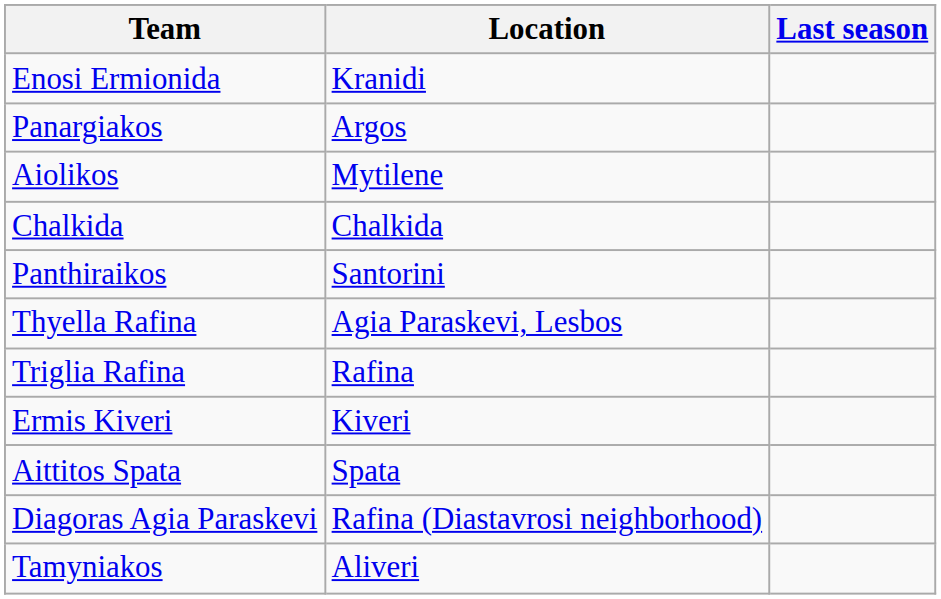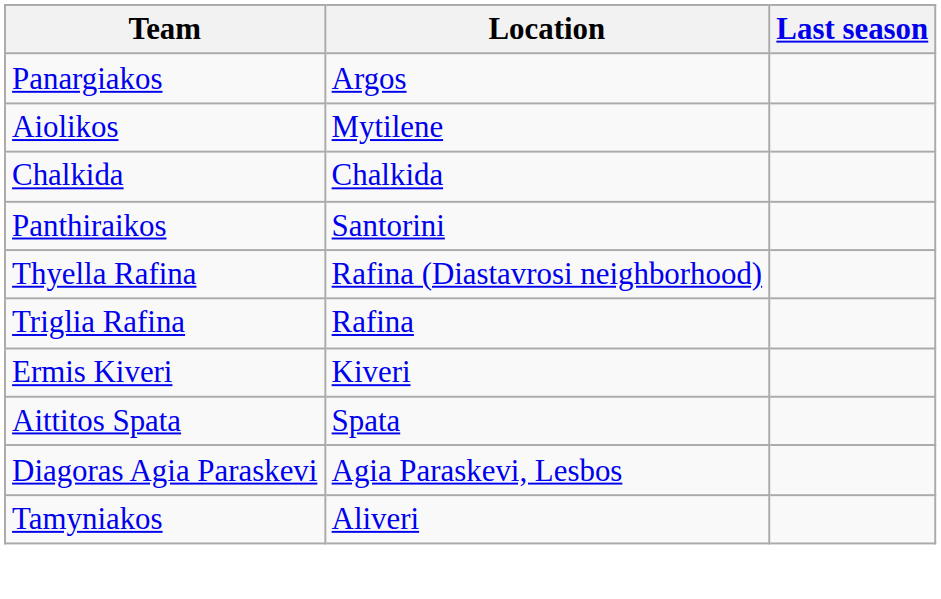- row: (116, 77)
(477, 322) Agia Paraskevi, Lesbos -> (547, 273) Rafina (Diastavrosi neighborhood)
(547, 518) Rafina (Diastavrosi neighborhood) -> (477, 469) Agia Paraskevi, Lesbos
